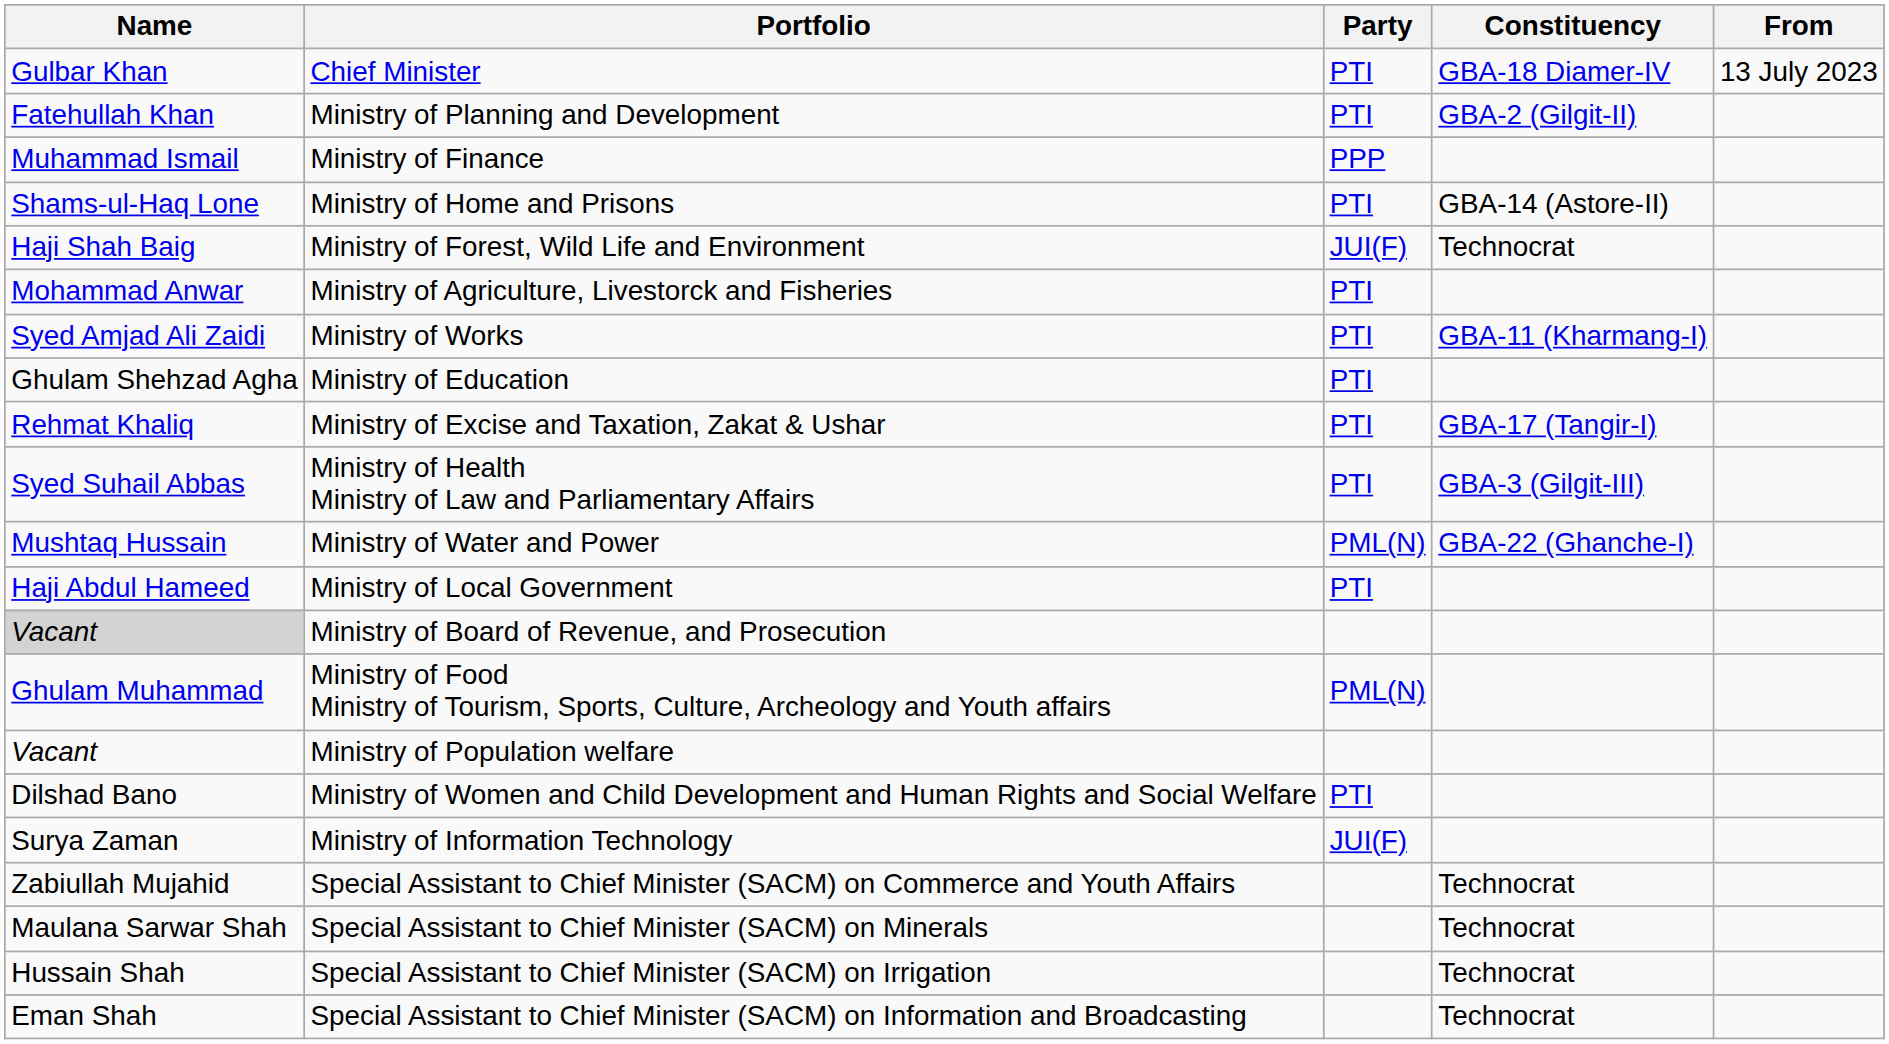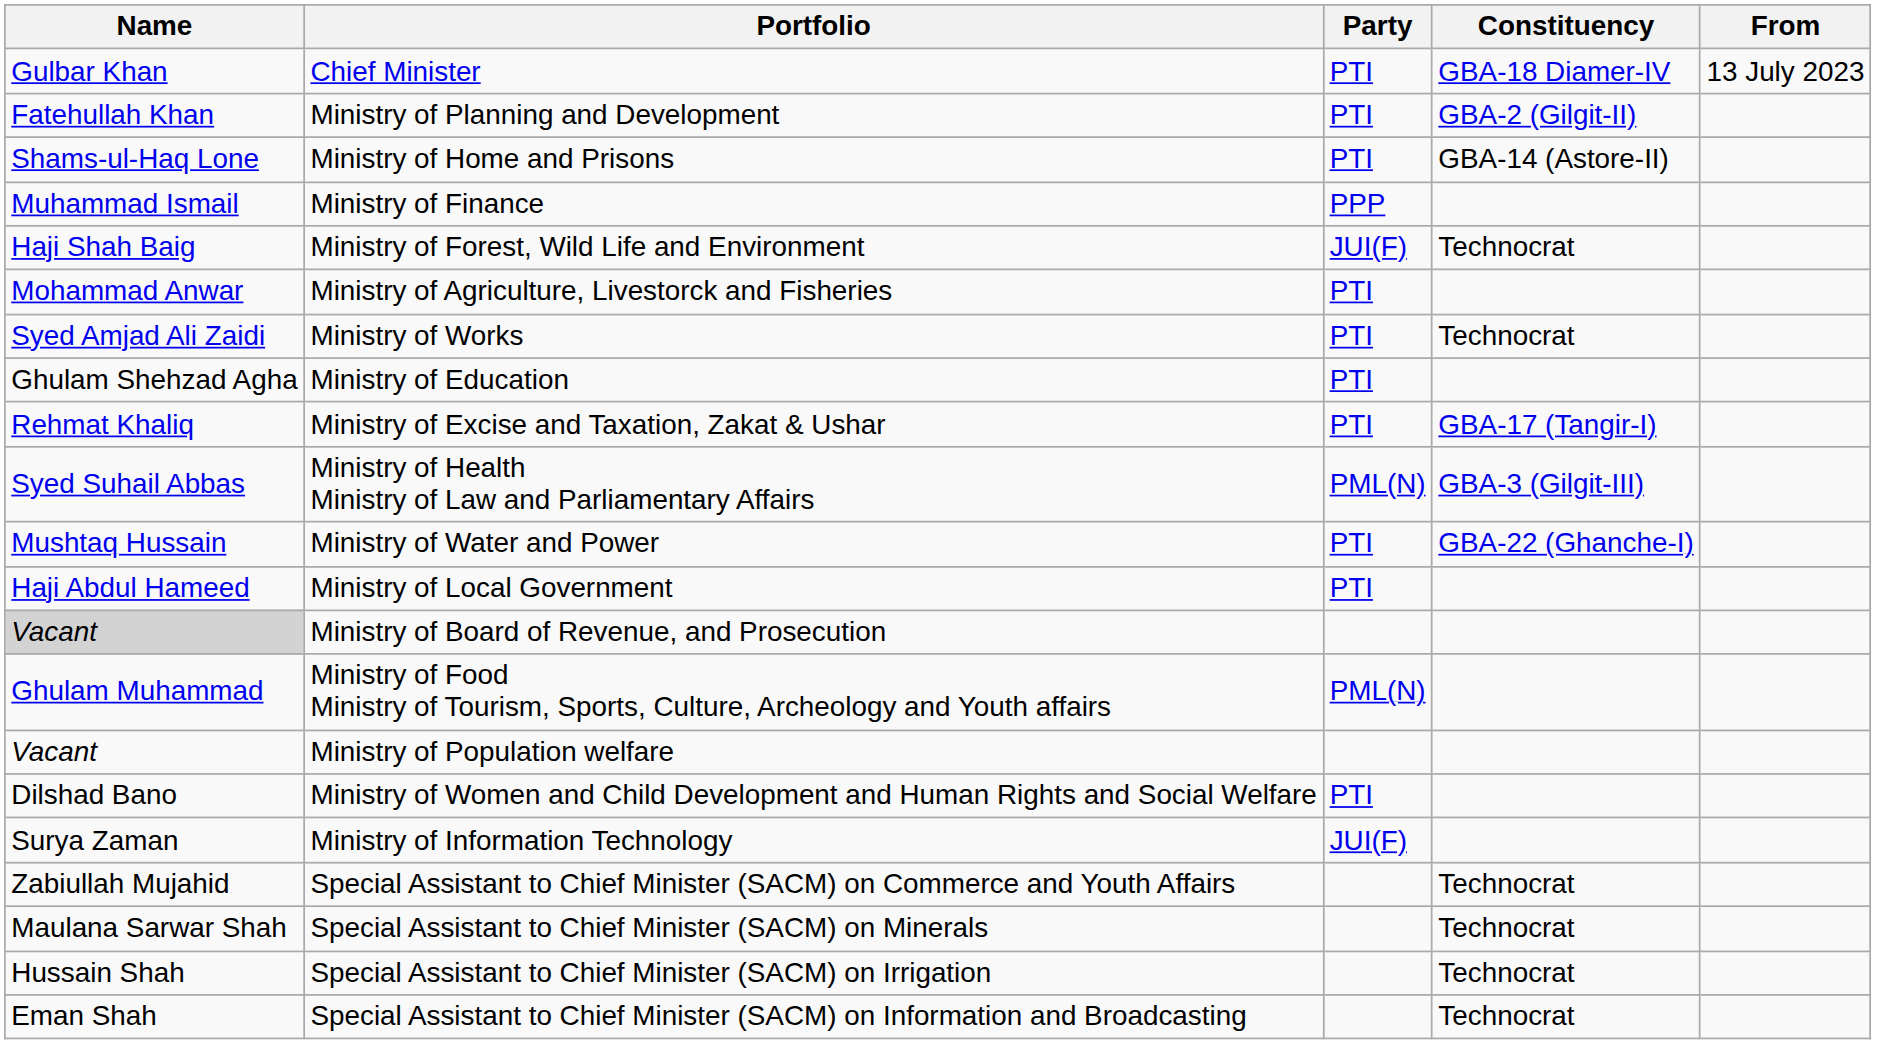rows swapped: (427, 159) <-> (492, 203)
(1573, 335) GBA-11 (Kharmang-I) -> (1506, 335) Technocrat
(1351, 483) PTI -> (1378, 483) PML(N)
(1378, 543) PML(N) -> (1351, 543) PTI
